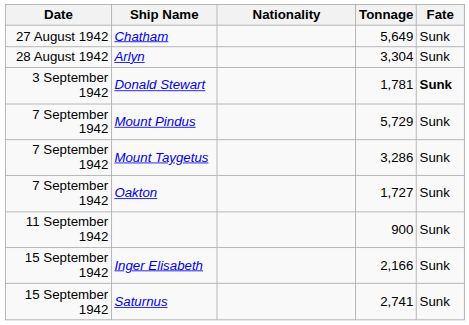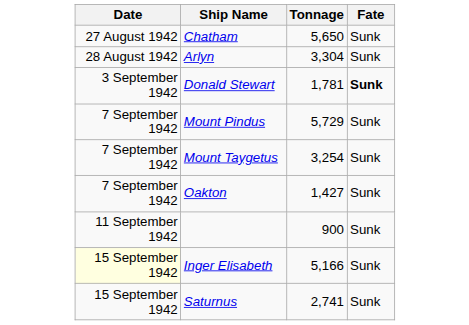- column: (287, 15)
(397, 36) 5,649 -> (327, 36) 5,650
(397, 157) 3,286 -> (327, 157) 3,254
(397, 193) 1,727 -> (327, 193) 1,427
(67, 265) no background -> (136, 265) lightyellow background
(397, 265) 2,166 -> (327, 265) 5,166
